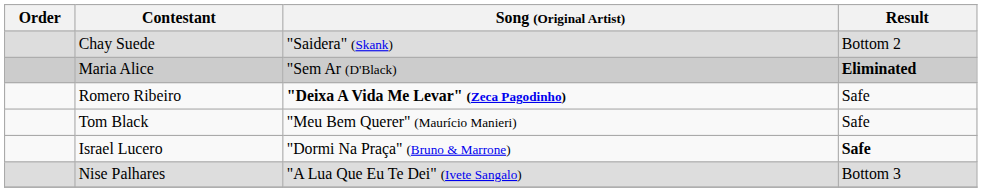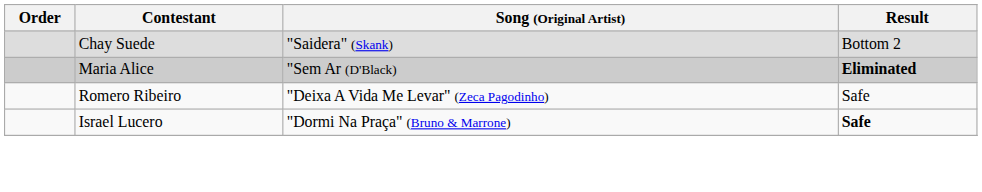(426, 96) bold -> (418, 96) normal
- row: (113, 122)
- row: (122, 174)
